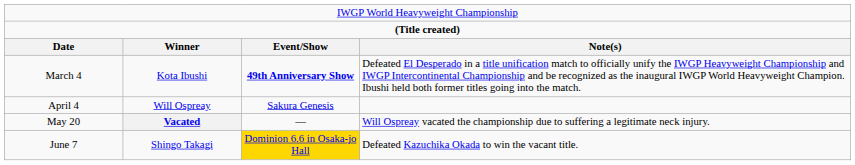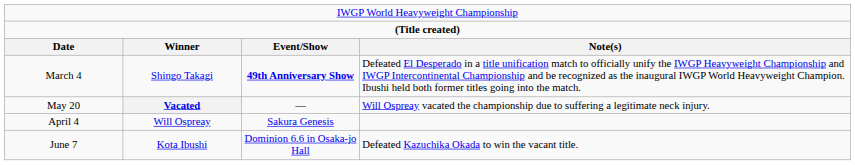(182, 76) Kota Ibushi -> (182, 76) Shingo Takagi
rows swapped: (64, 105) <-> (64, 122)
(182, 145) Shingo Takagi -> (182, 145) Kota Ibushi
(300, 145) gold background -> (300, 145) no background
